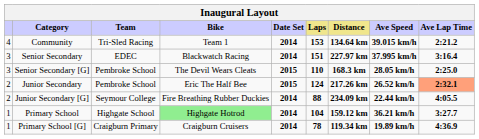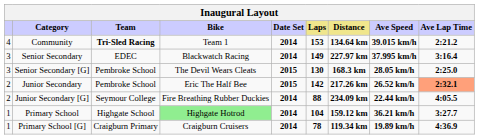(126, 41) normal -> (126, 41) bold
(317, 56) 151 -> (317, 56) 149
(317, 70) 110 -> (317, 70) 130
(317, 84) 124 -> (317, 84) 142
